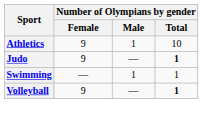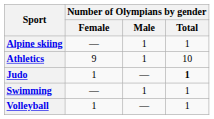+ row: (35, 43)
(83, 59) 9 -> (94, 75) 1
(83, 91) 9 -> (94, 106) 1
(176, 91) bold -> (187, 106) normal
